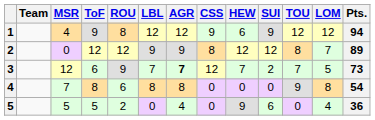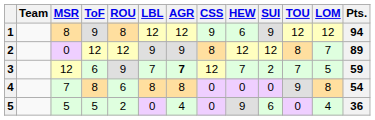(66, 33) 4 -> (66, 33) 8
(357, 70) 73 -> (357, 70) 59
